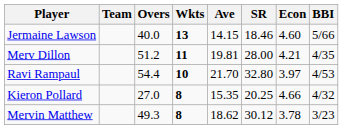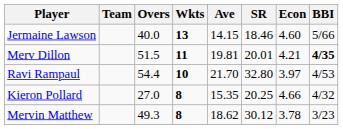(149, 54) 51.2 -> (149, 54) 51.5
(259, 54) 28.00 -> (259, 54) 20.01
(323, 54) normal -> (323, 54) bold
